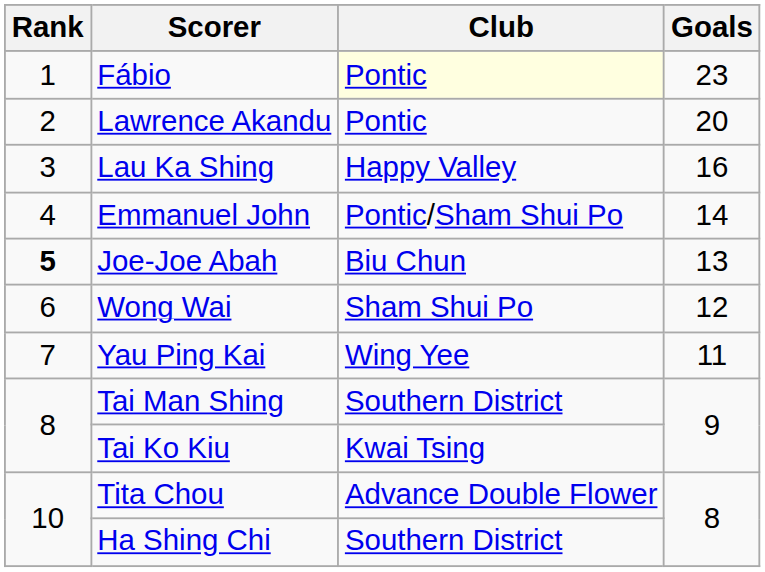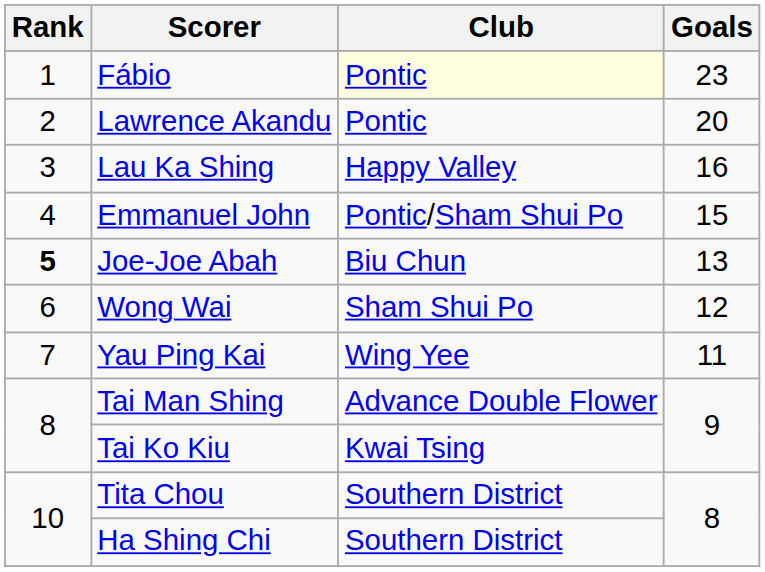(712, 214) 14 -> (712, 214) 15
(454, 401) Southern District -> (501, 401) Advance Double Flower
(501, 494) Advance Double Flower -> (454, 494) Southern District
